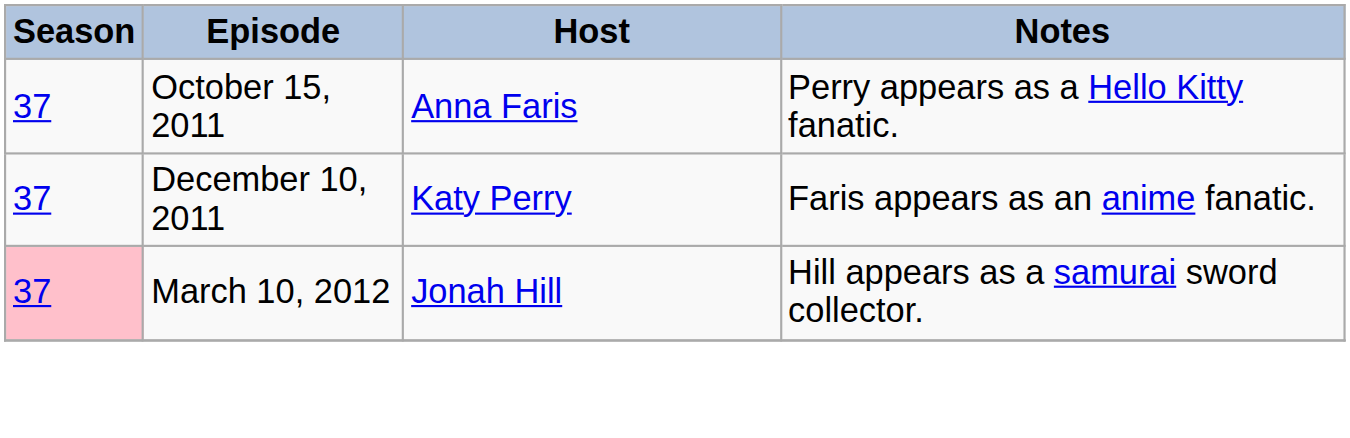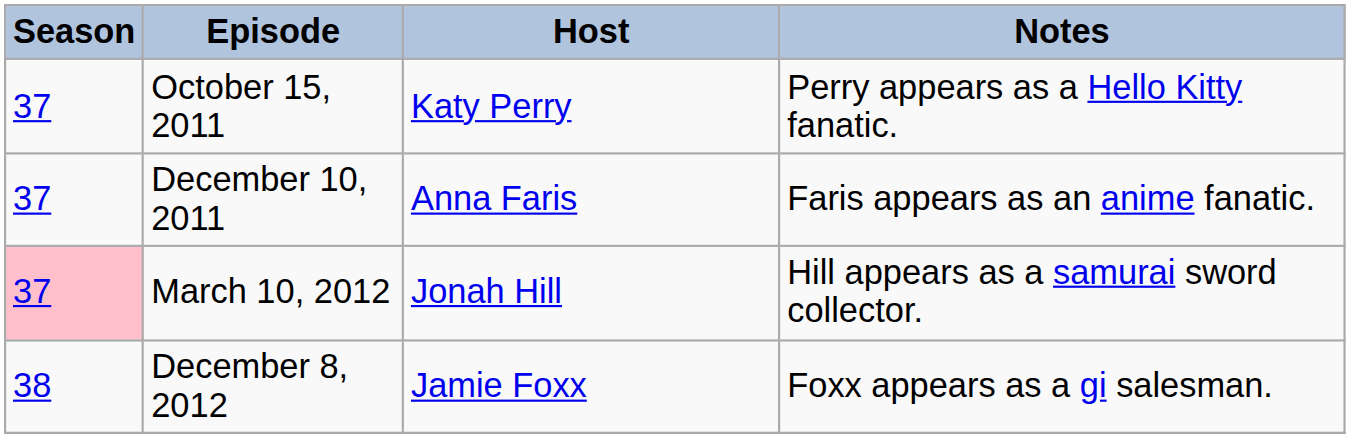(494, 105) Anna Faris -> (491, 105) Katy Perry
(491, 198) Katy Perry -> (494, 198) Anna Faris
+ row: (250, 385)
